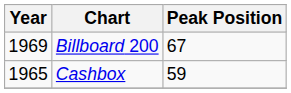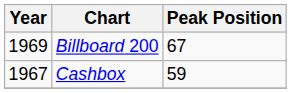(28, 74) 1965 -> (28, 74) 1967
